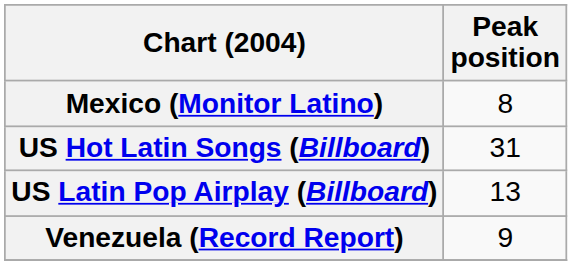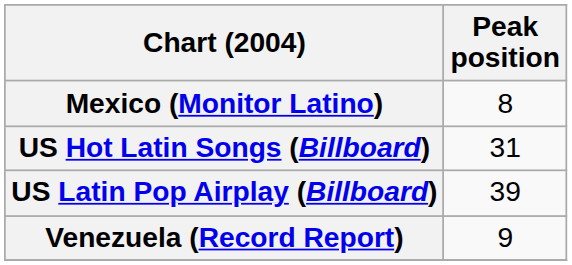(505, 192) 13 -> (505, 192) 39
